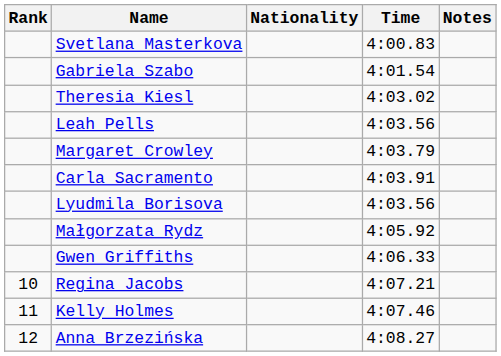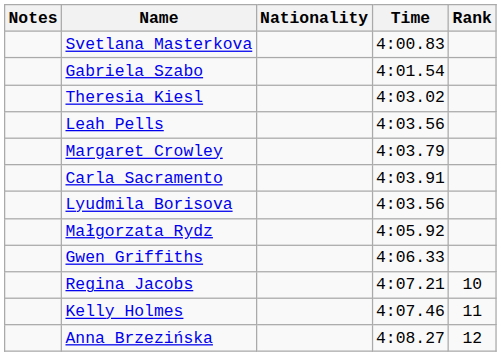columns swapped: (28, 18) <-> (467, 18)
